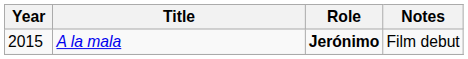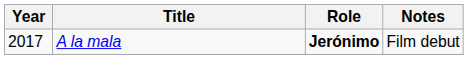(26, 41) 2015 -> (26, 41) 2017
